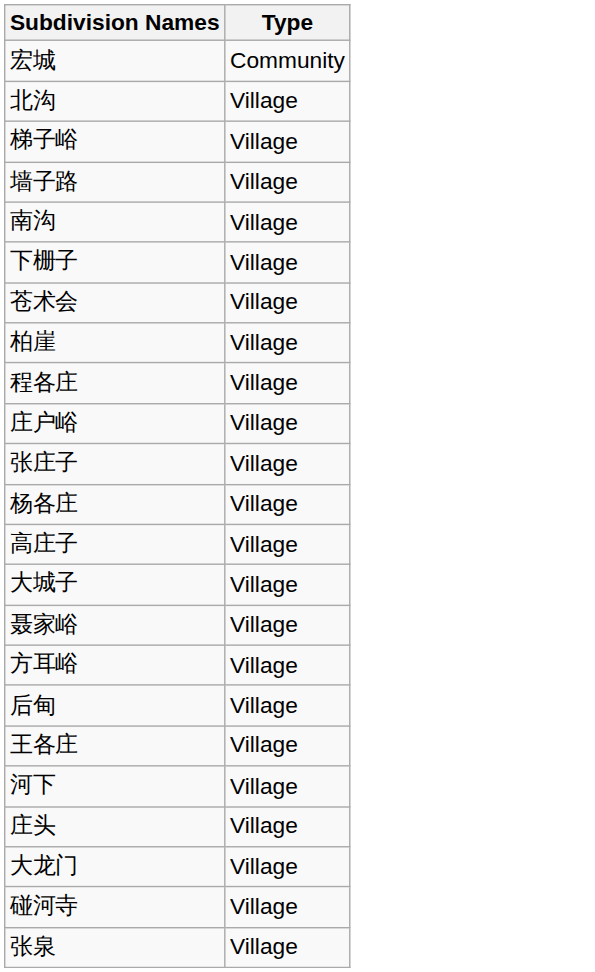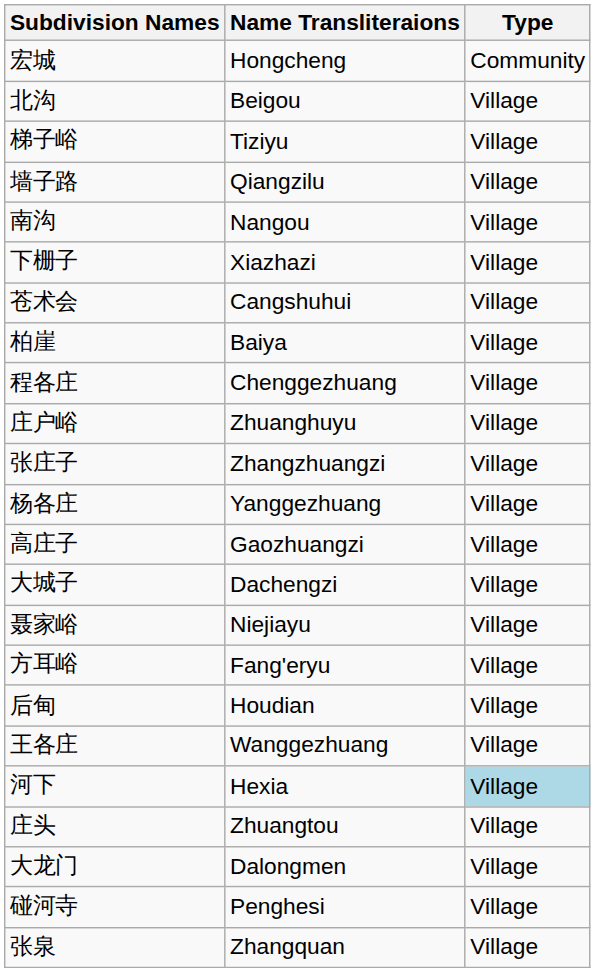+ column: (345, 22)
(264, 785) no background -> (504, 785) lightblue background
